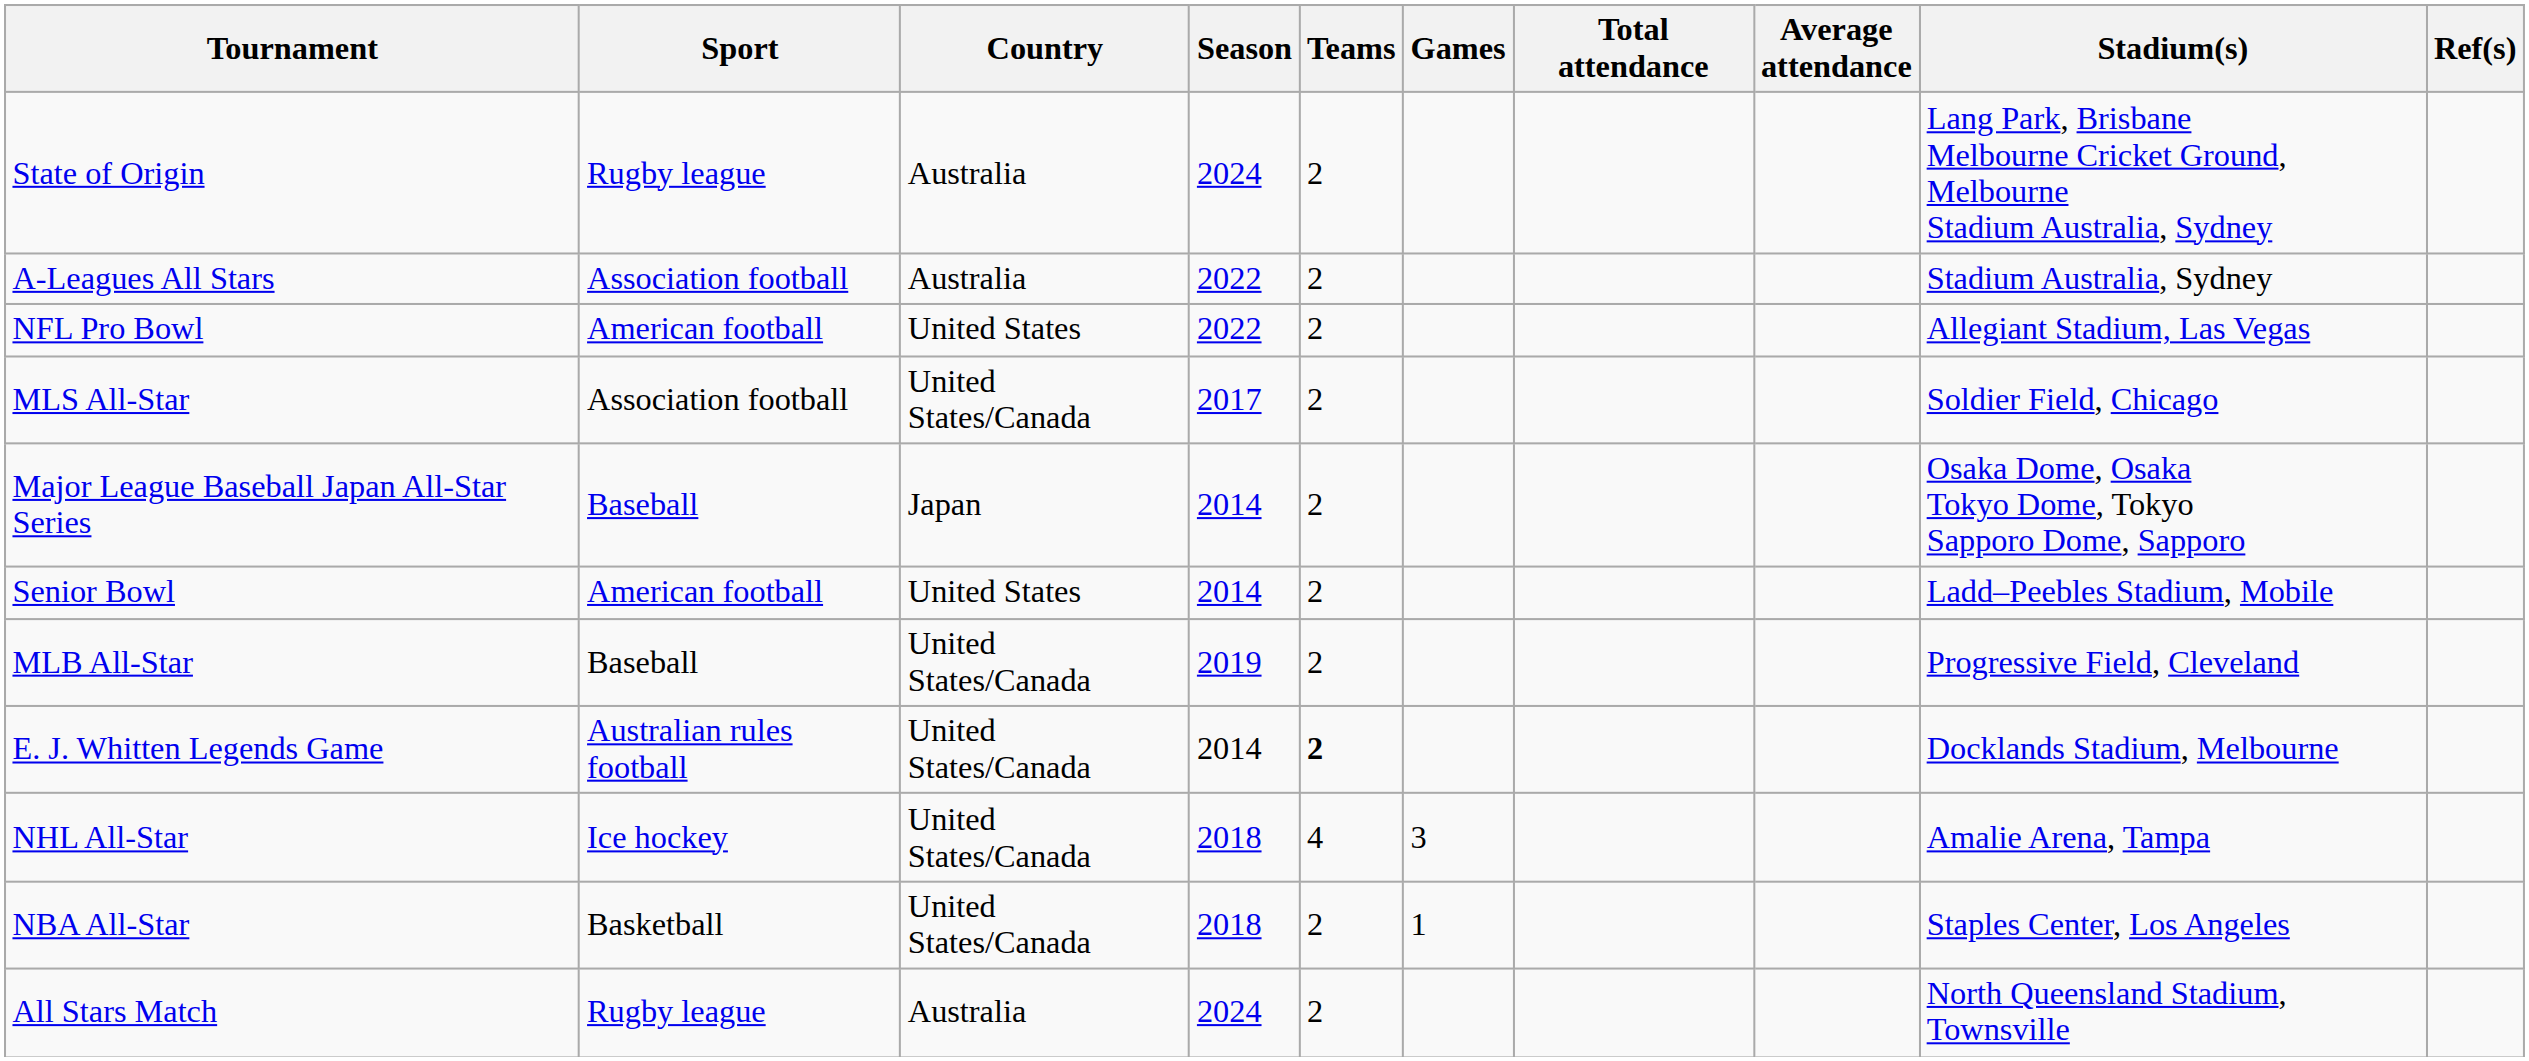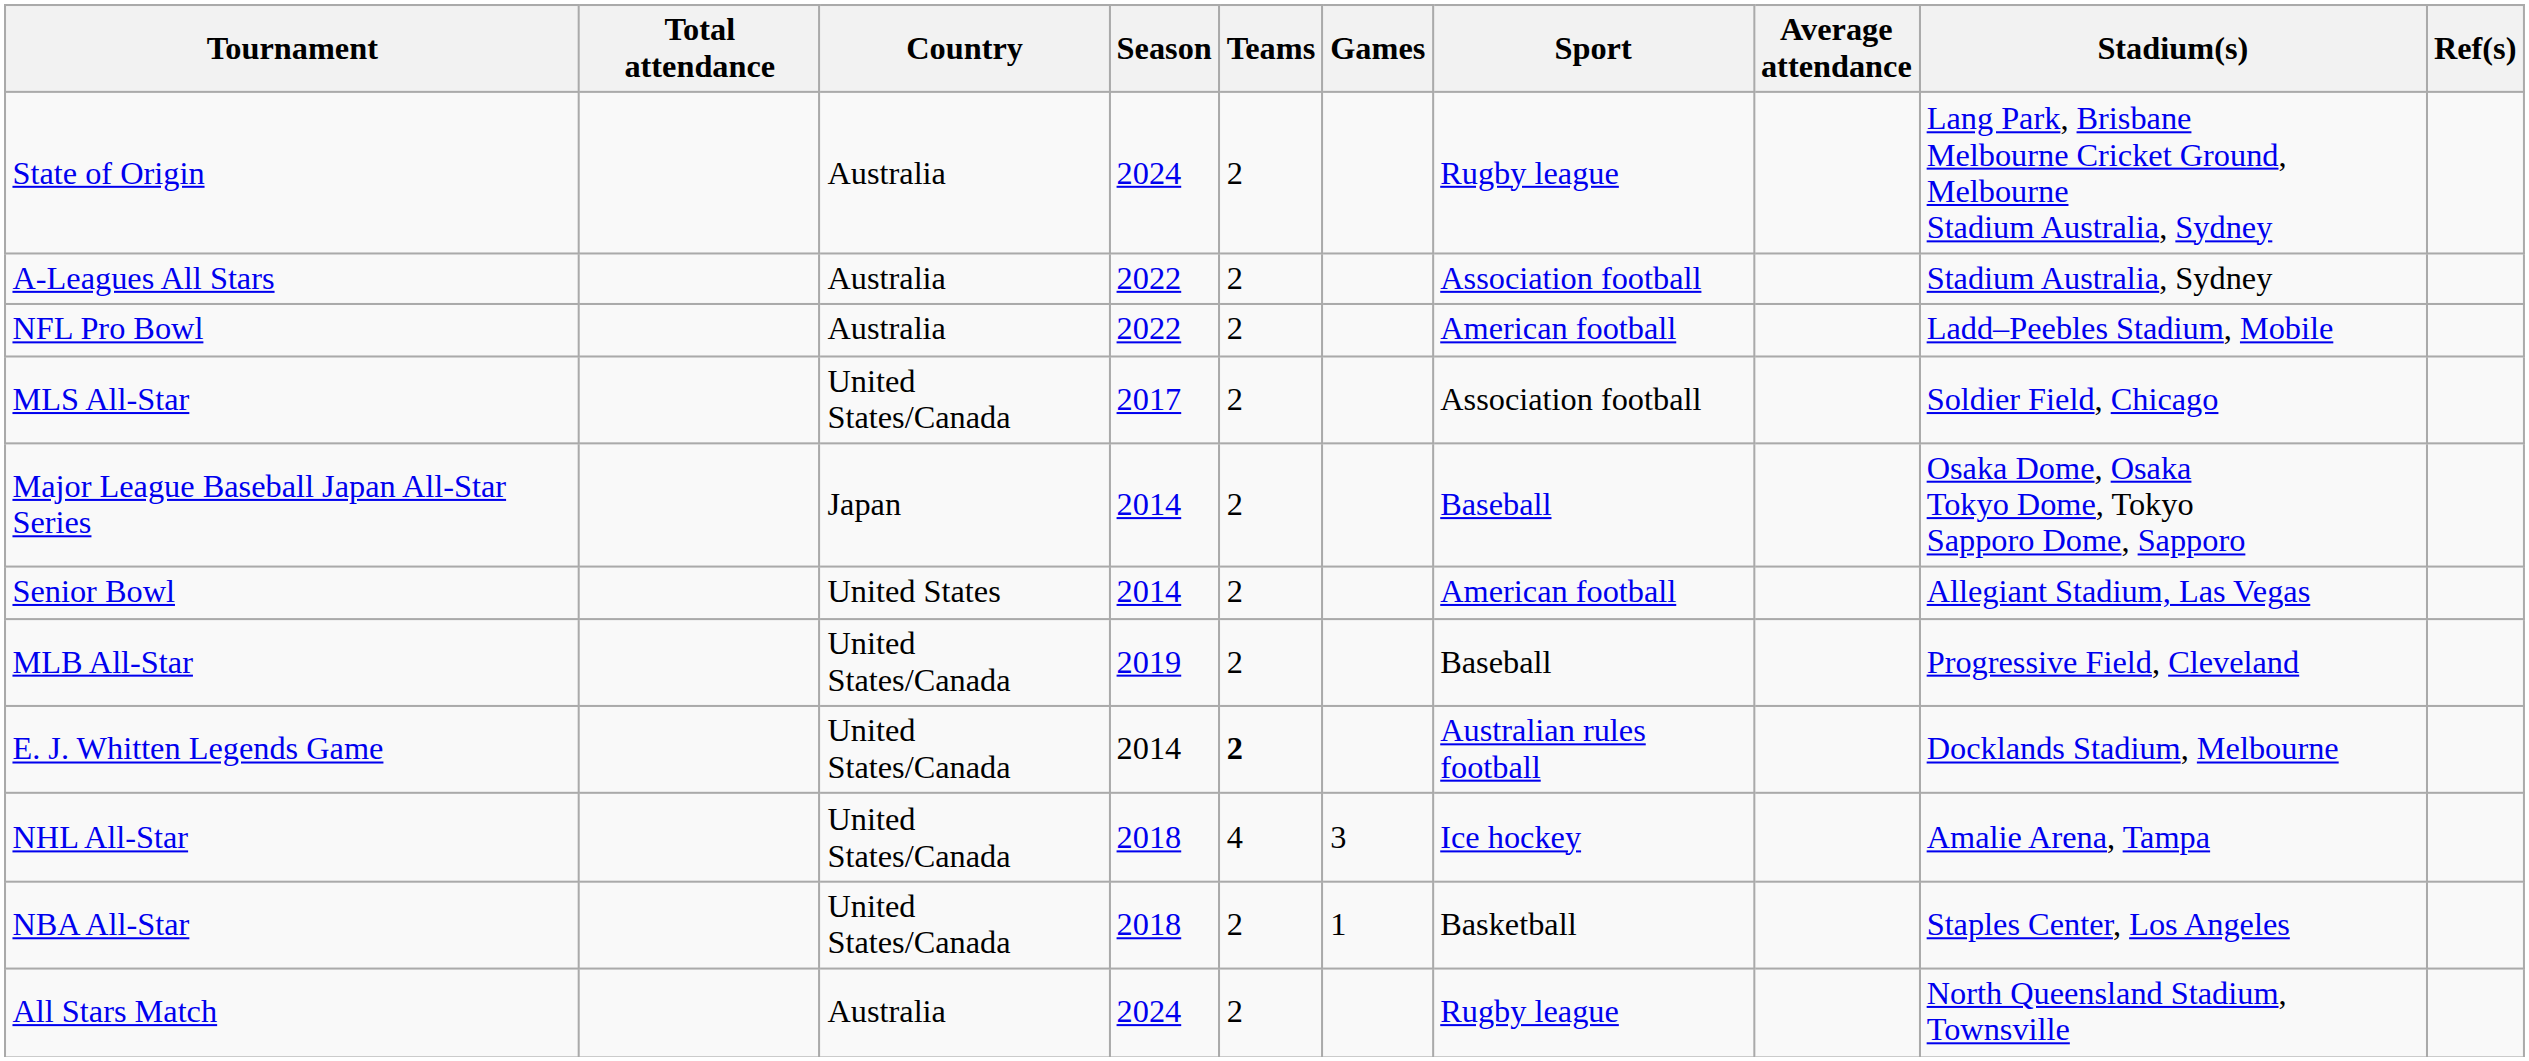columns swapped: (740, 48) <-> (1633, 48)
(994, 329) United States -> (887, 329) Australia
(2118, 329) Allegiant Stadium, Las Vegas -> (2130, 329) Ladd–Peebles Stadium, Mobile
(2130, 592) Ladd–Peebles Stadium, Mobile -> (2118, 592) Allegiant Stadium, Las Vegas
